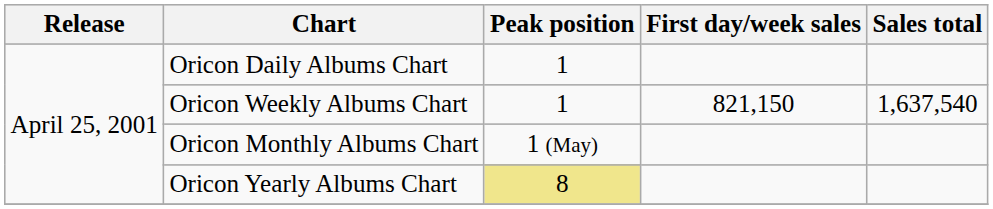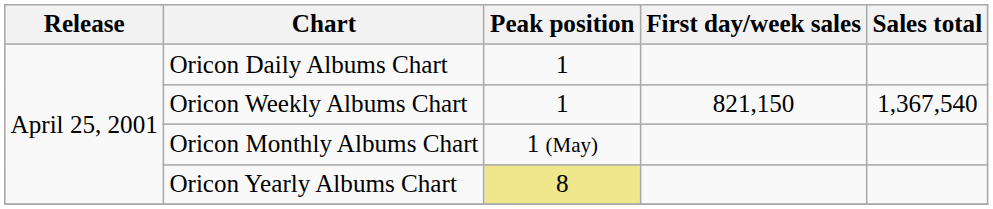(927, 104) 1,637,540 -> (927, 104) 1,367,540
